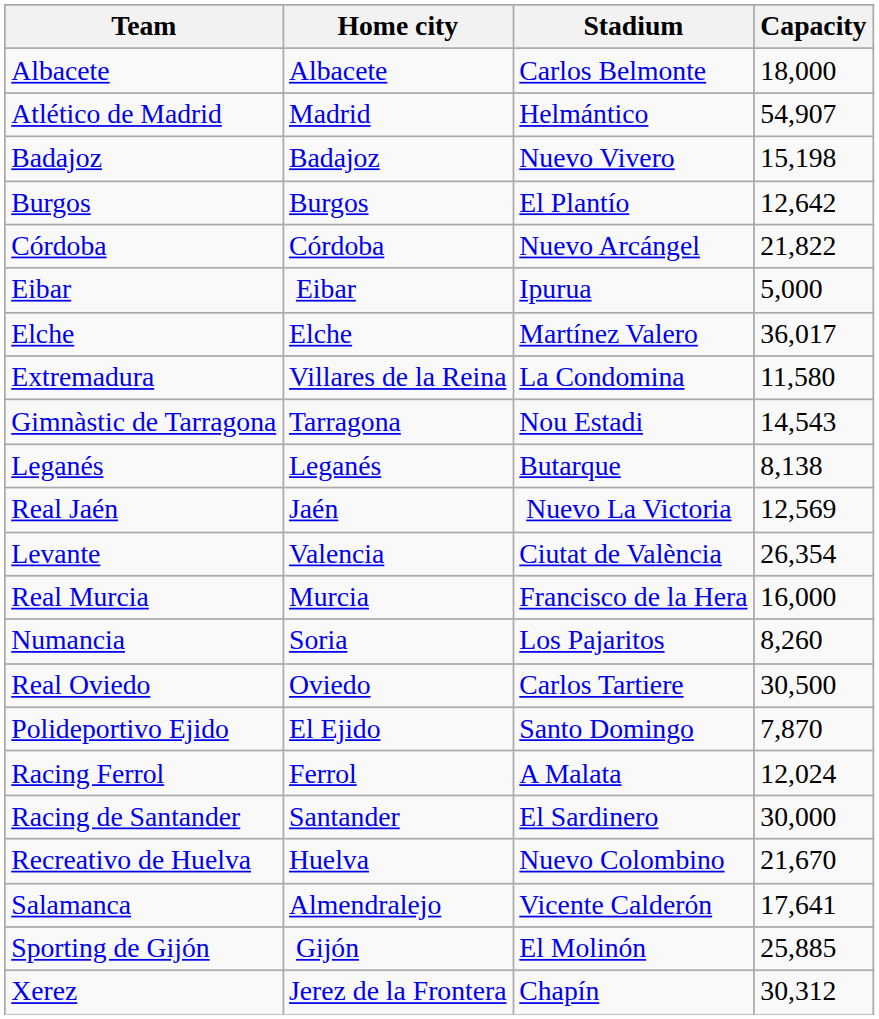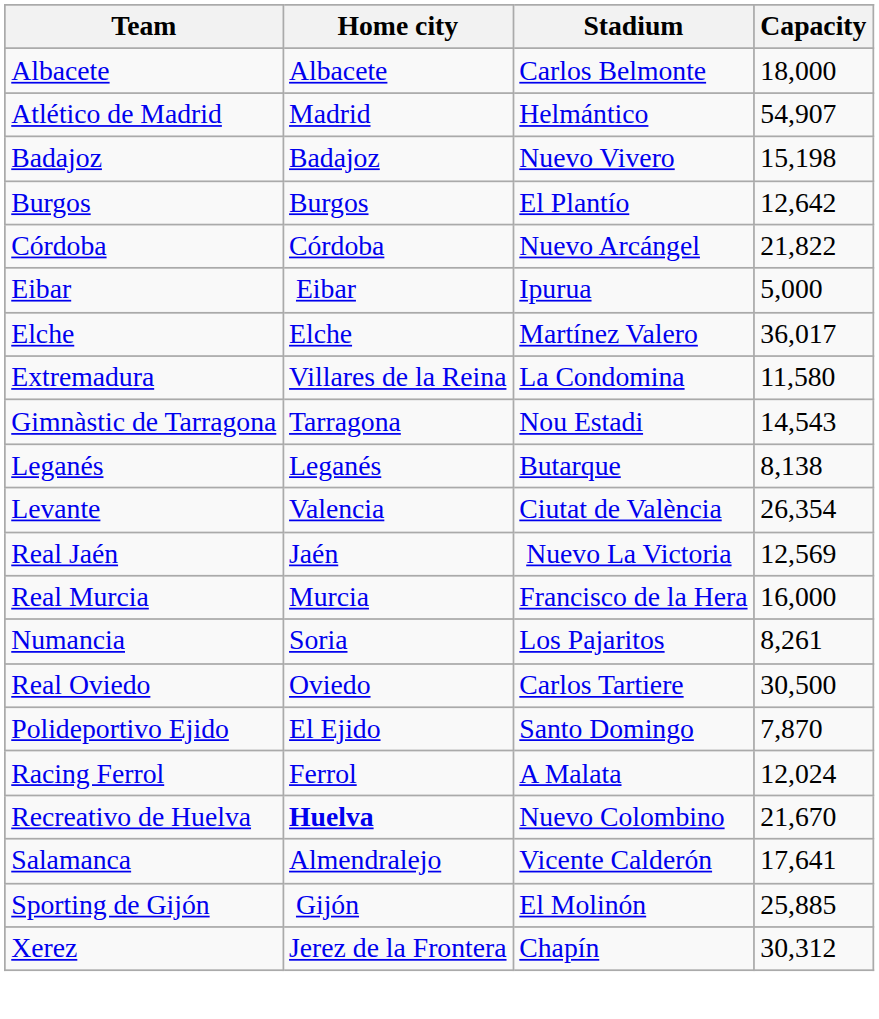rows swapped: (56, 553) <-> (65, 509)
(791, 641) 8,260 -> (791, 641) 8,261
- row: (126, 816)
(329, 860) normal -> (331, 816) bold
